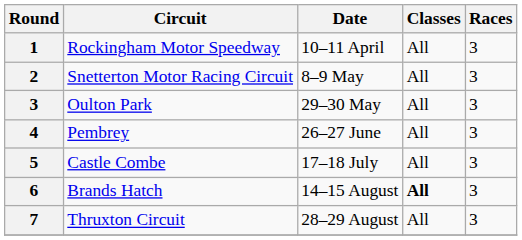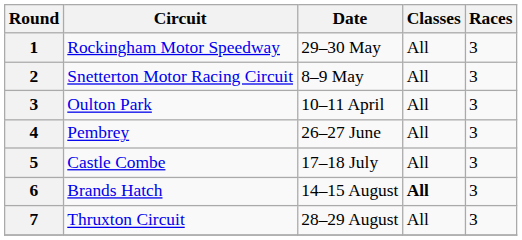(343, 47) 10–11 April -> (341, 47) 29–30 May
(341, 104) 29–30 May -> (343, 104) 10–11 April
